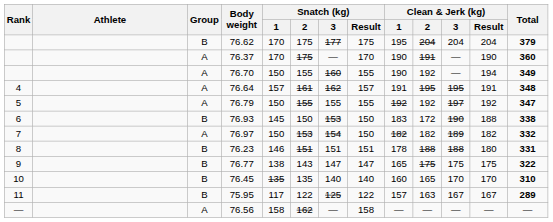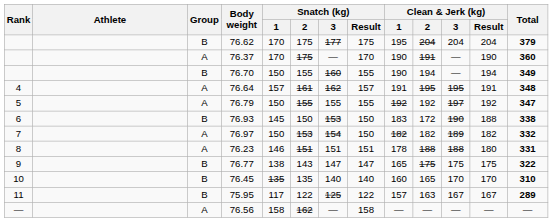(204, 73) A -> (204, 73) B
(427, 73) 192 -> (427, 73) 194
(204, 149) B -> (204, 149) A
